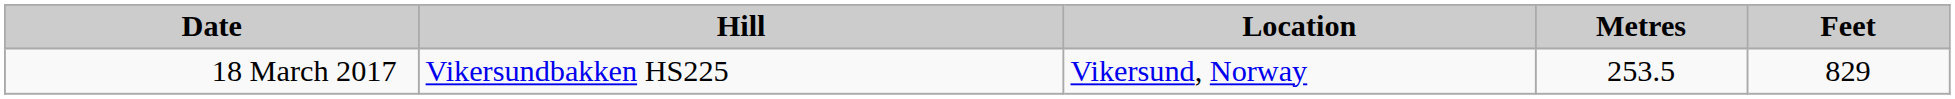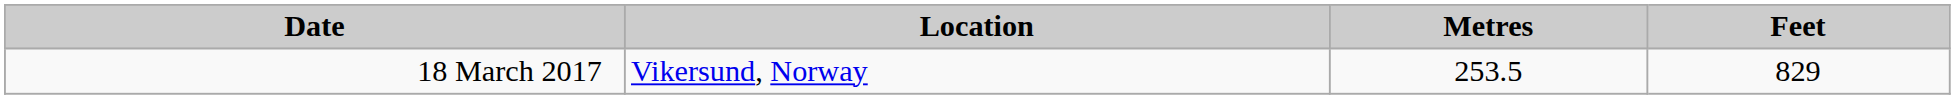- column: (741, 26)
